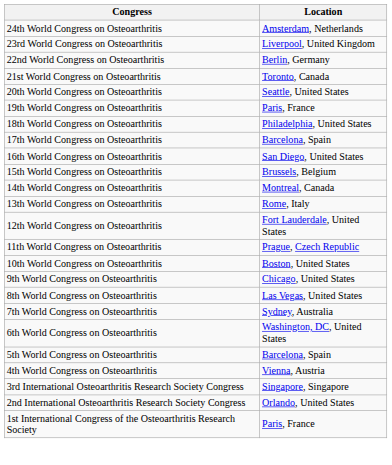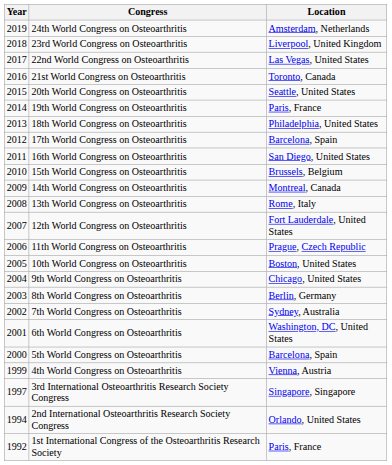+ column: (17, 12)
(296, 60) Berlin, Germany -> (319, 60) Las Vegas, United States
(312, 295) Las Vegas, United States -> (302, 295) Berlin, Germany
